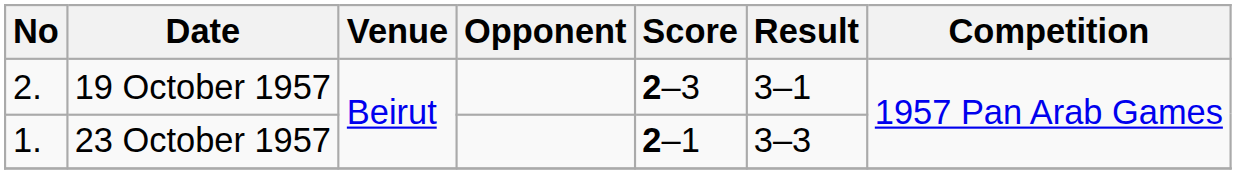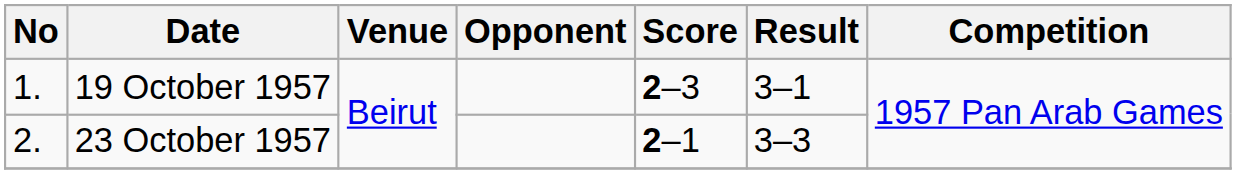(27, 86) 2. -> (27, 86) 1.
(27, 140) 1. -> (27, 140) 2.
